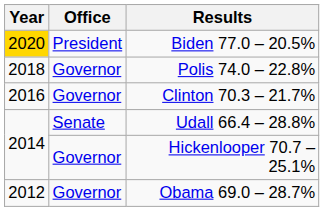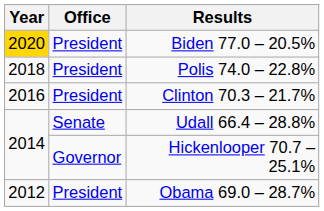(87, 69) Governor -> (87, 69) President
(87, 95) Governor -> (87, 95) President
(87, 192) Governor -> (87, 192) President
